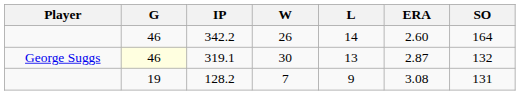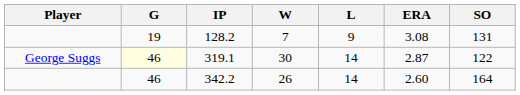rows swapped: (220, 36) <-> (220, 79)
(351, 57) 13 -> (351, 57) 14
(482, 57) 132 -> (482, 57) 122
